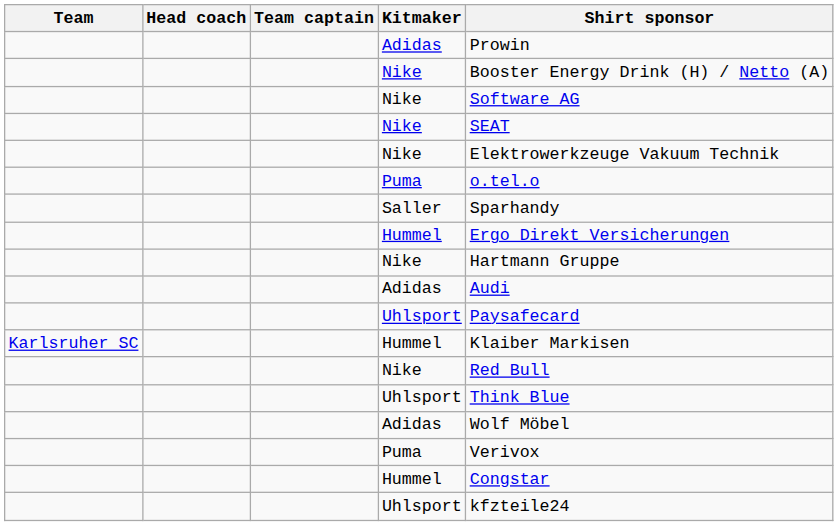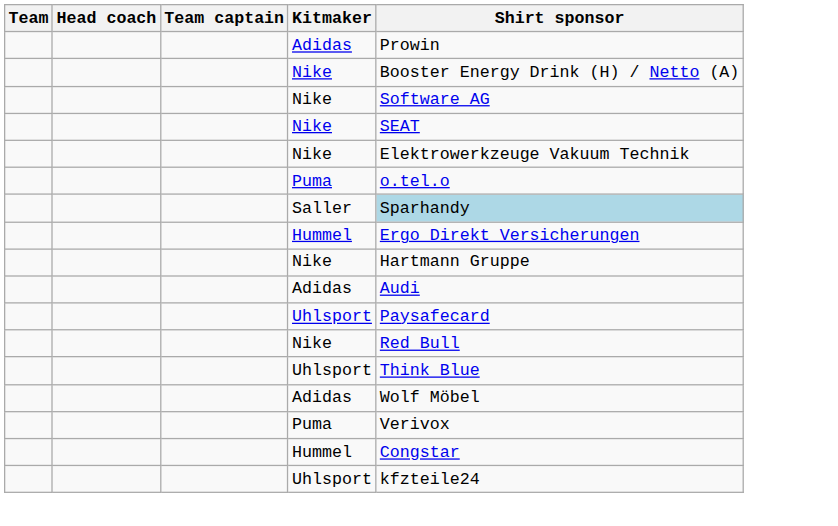(515, 208) no background -> (425, 208) lightblue background
- row: (74, 344)
